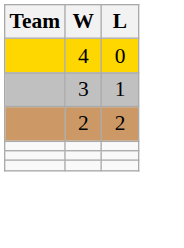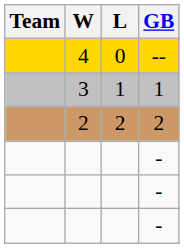+ column: (159, 21)
